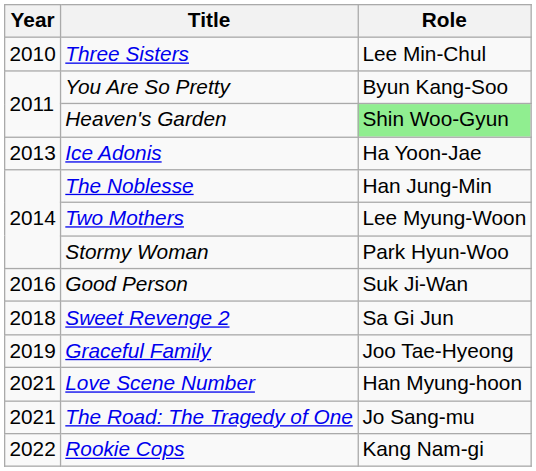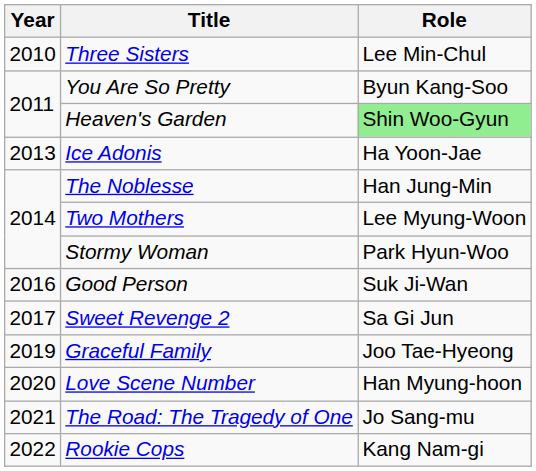(33, 317) 2018 -> (33, 317) 2017
(33, 383) 2021 -> (33, 383) 2020
